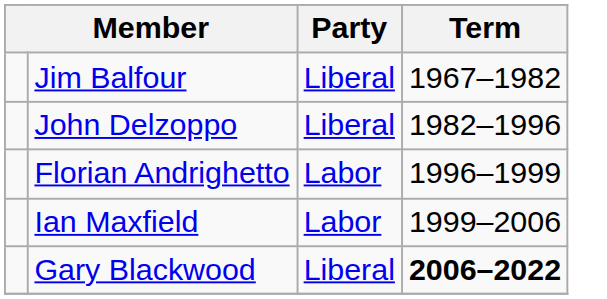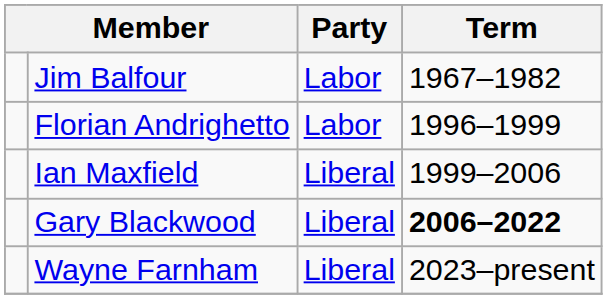(349, 76) Liberal -> (343, 76) Labor
- row: (136, 125)
(343, 221) Labor -> (349, 173) Liberal
+ row: (146, 269)
